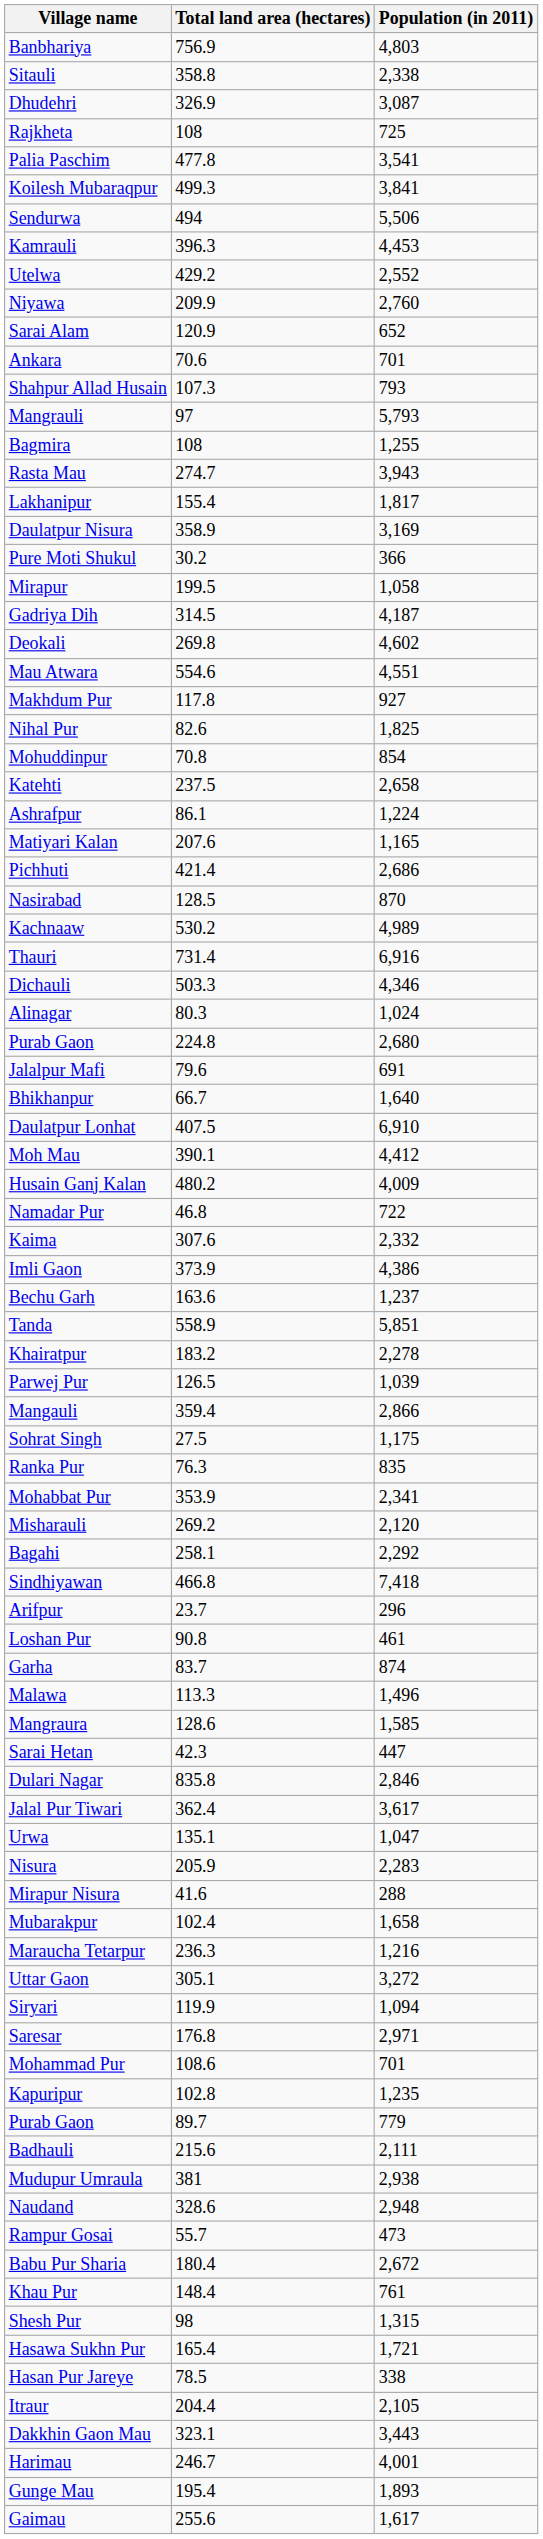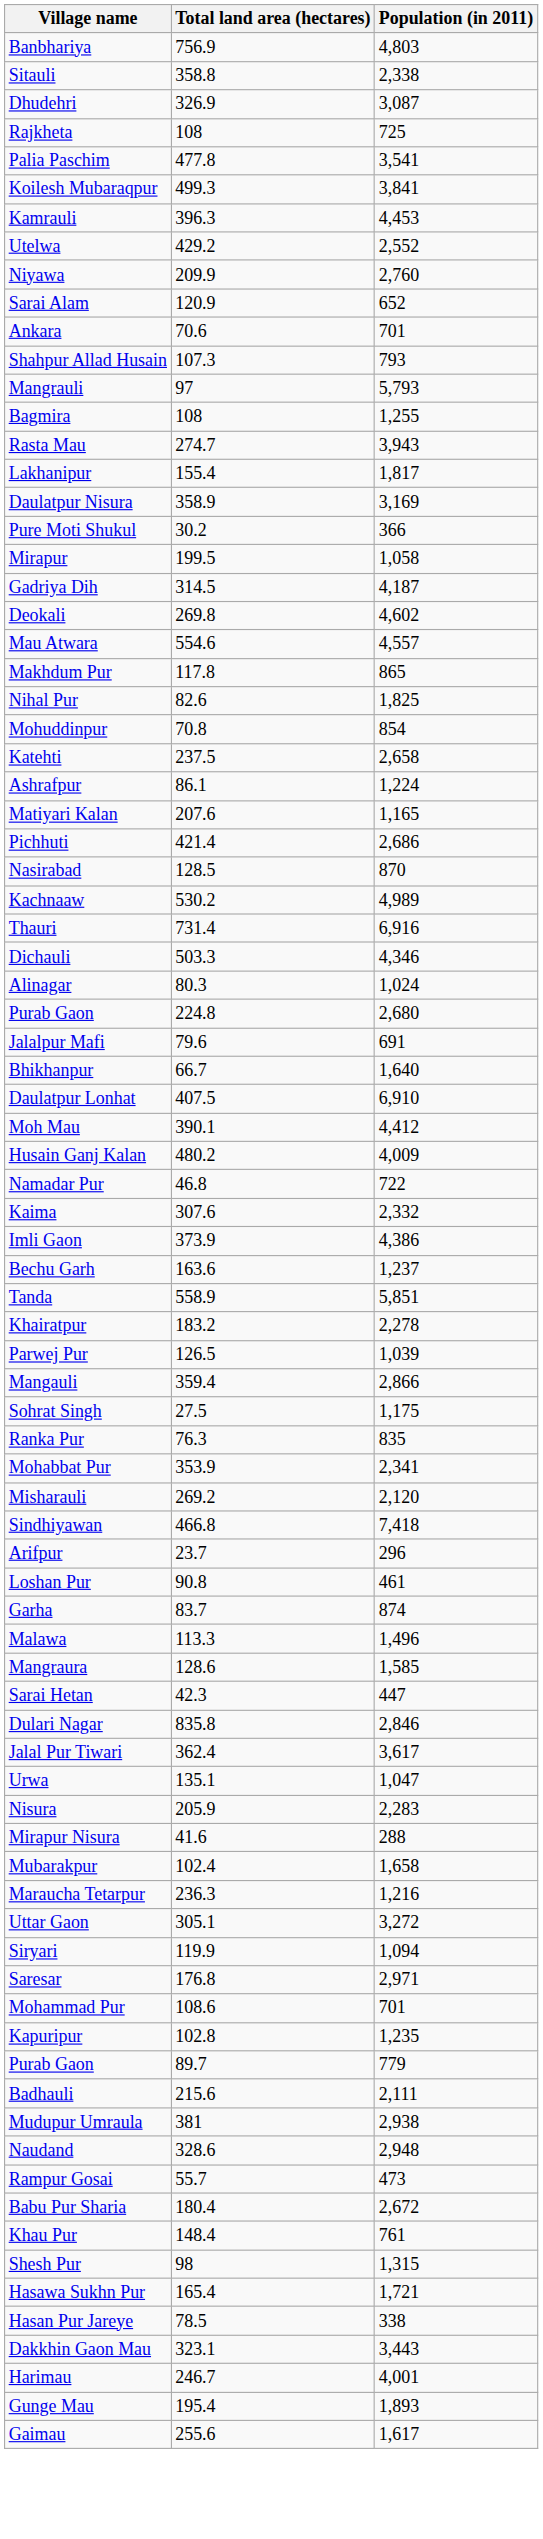- row: (45, 217)
(399, 672) 4,551 -> (399, 643) 4,557
(392, 700) 927 -> (392, 672) 865
- row: (34, 1553)
- row: (29, 2405)
